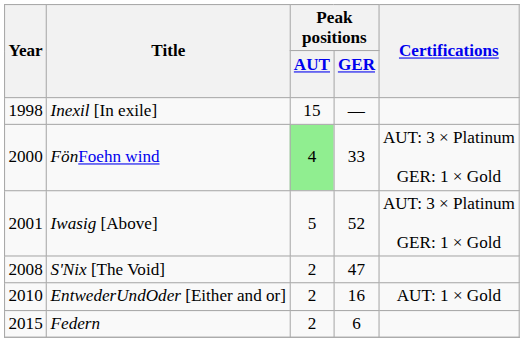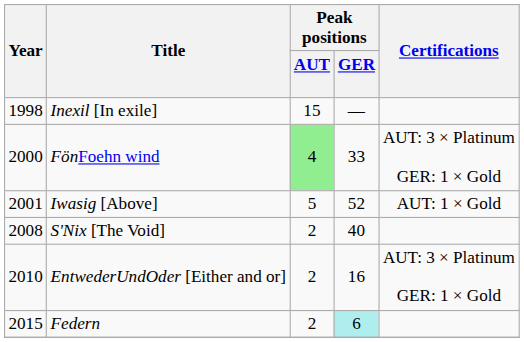(449, 222) AUT: 3 × Platinum GER: 1 × Gold -> (449, 203) AUT: 1 × Gold
(356, 269) 47 -> (356, 230) 40
(449, 296) AUT: 1 × Gold -> (449, 277) AUT: 3 × Platinum GER: 1 × Gold
(356, 323) no background -> (356, 323) paleturquoise background
